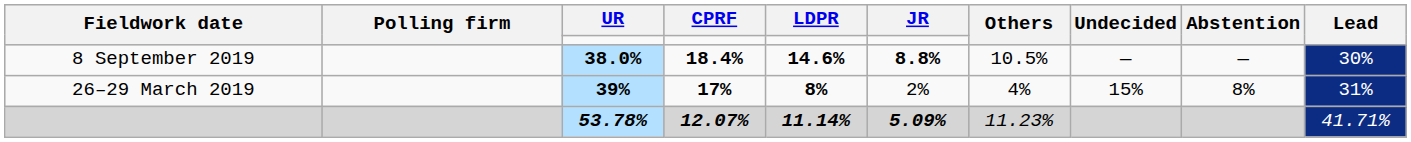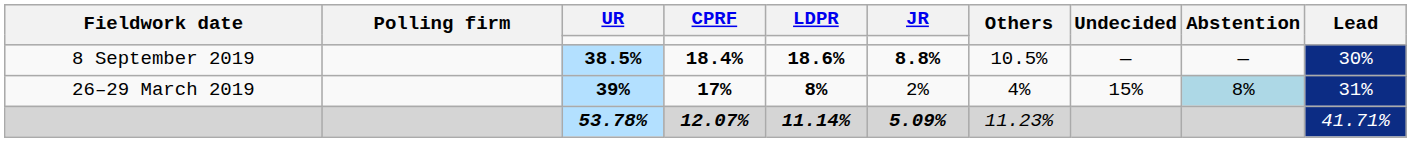(613, 60) 38.0% -> (613, 60) 38.5%
(816, 60) 14.6% -> (816, 60) 18.6%
(1243, 91) no background -> (1243, 91) lightblue background
